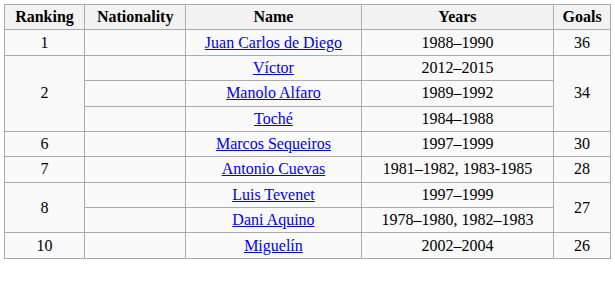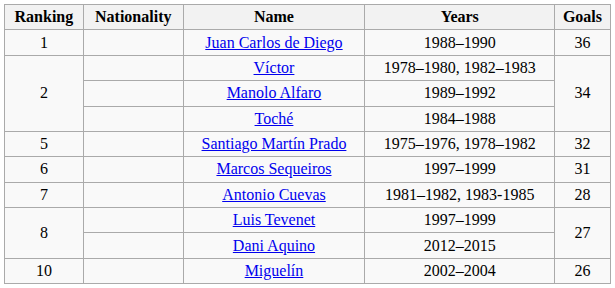(457, 67) 2012–2015 -> (460, 67) 1978–1980, 1982–1983
+ row: (274, 144)
(582, 144) 30 -> (582, 169) 31
(457, 220) 1978–1980, 1982–1983 -> (460, 245) 2012–2015
